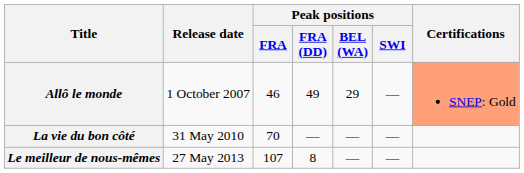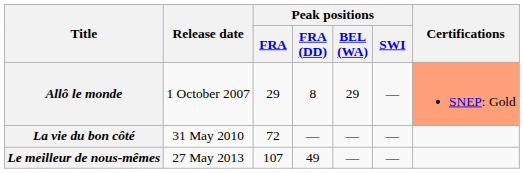(273, 93) 46 -> (273, 93) 29
(313, 93) 49 -> (313, 93) 8
(273, 136) 70 -> (273, 136) 72
(313, 157) 8 -> (313, 157) 49
